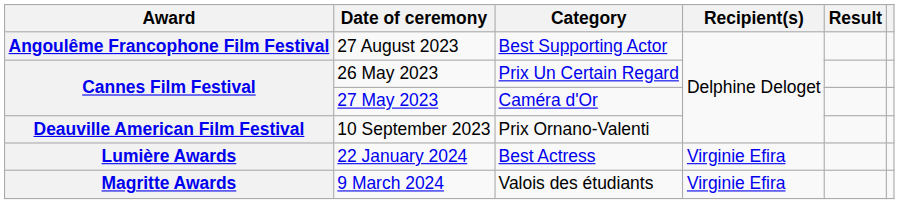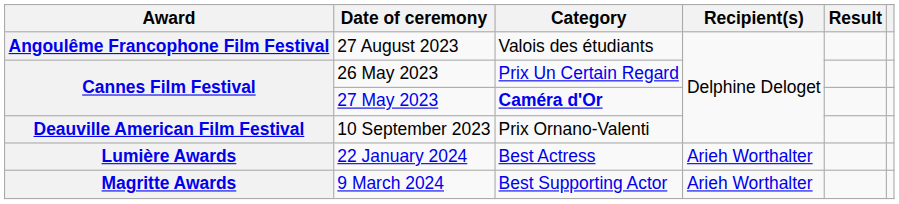(583, 45) Best Supporting Actor -> (576, 45) Valois des étudiants
(548, 101) normal -> (551, 101) bold
(736, 156) Virginie Efira -> (750, 156) Arieh Worthalter
(576, 184) Valois des étudiants -> (583, 184) Best Supporting Actor
(736, 184) Virginie Efira -> (750, 184) Arieh Worthalter
